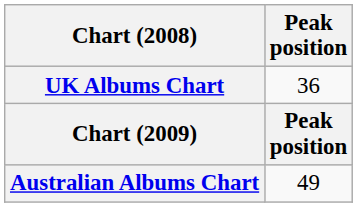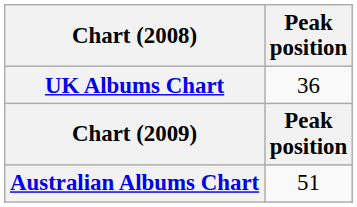(309, 182) 49 -> (309, 182) 51
